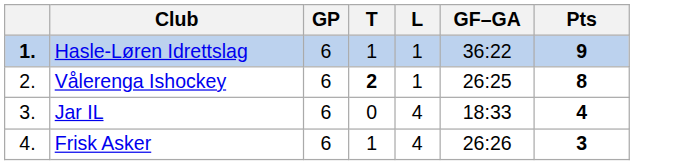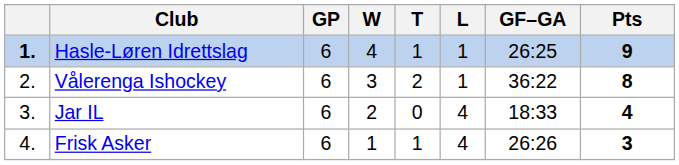+ column: (372, 19)
(487, 50) 36:22 -> (533, 50) 26:25
(372, 81) bold -> (417, 81) normal
(487, 81) 26:25 -> (533, 81) 36:22
